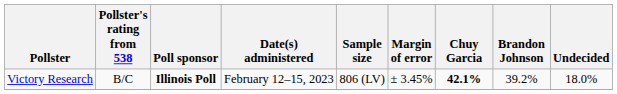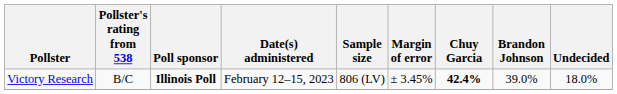(464, 79) 42.1% -> (464, 79) 42.4%
(521, 79) 39.2% -> (521, 79) 39.0%
